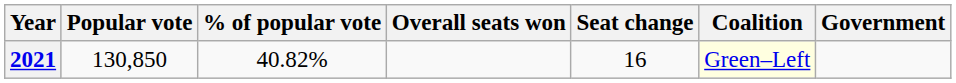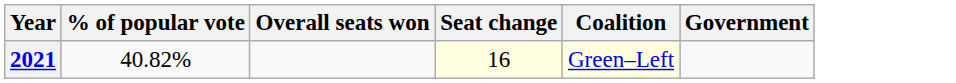- column: (130, 22)
(635, 59) no background -> (499, 59) lightyellow background
